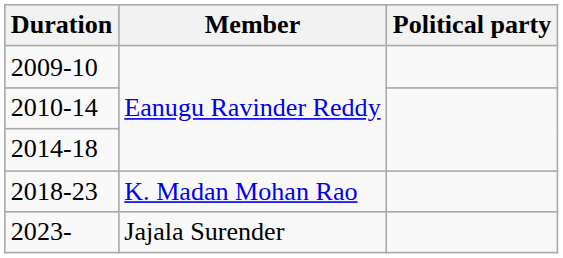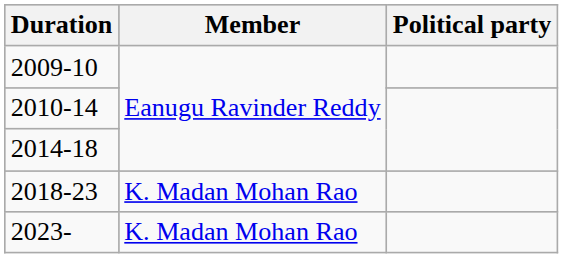(204, 231) Jajala Surender -> (241, 231) K. Madan Mohan Rao
